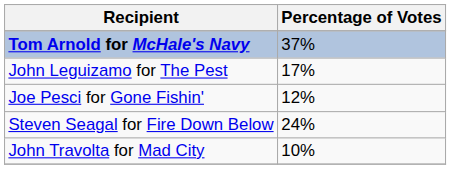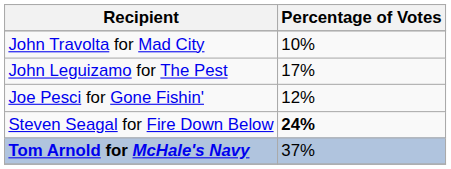rows swapped: (129, 44) <-> (106, 151)
(298, 124) normal -> (298, 124) bold
